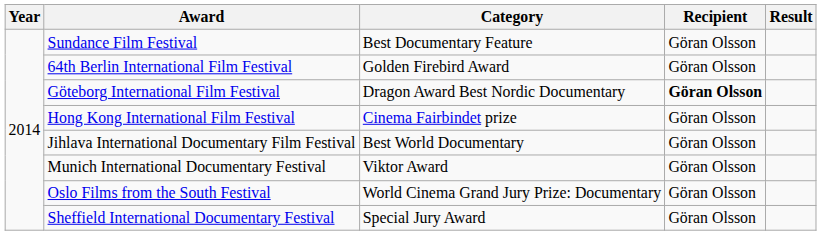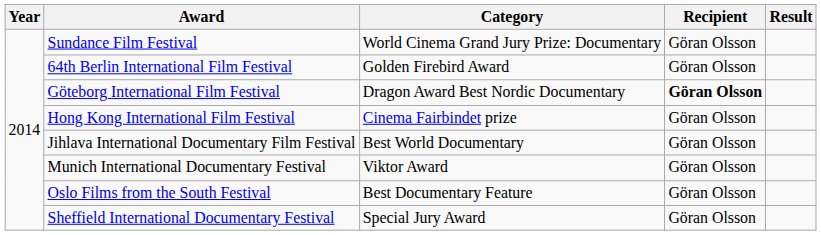(448, 42) Best Documentary Feature -> (512, 42) World Cinema Grand Jury Prize: Documentary
(512, 192) World Cinema Grand Jury Prize: Documentary -> (448, 192) Best Documentary Feature
